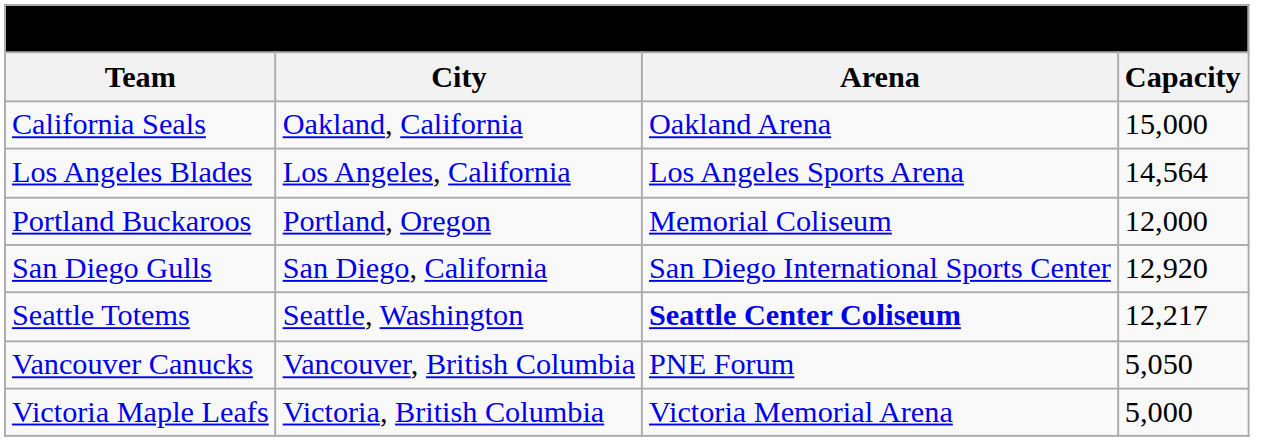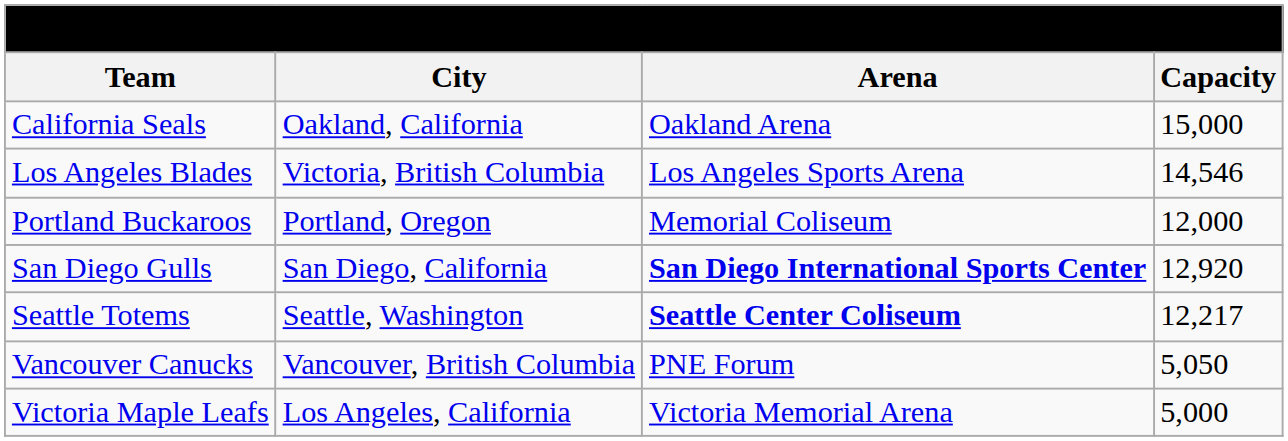(427, 172) Los Angeles, California -> (443, 172) Victoria, British Columbia
(1166, 172) 14,564 -> (1202, 172) 14,546
(880, 268) normal -> (898, 268) bold
(443, 412) Victoria, British Columbia -> (427, 412) Los Angeles, California
